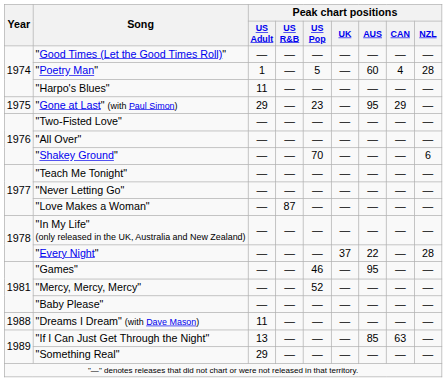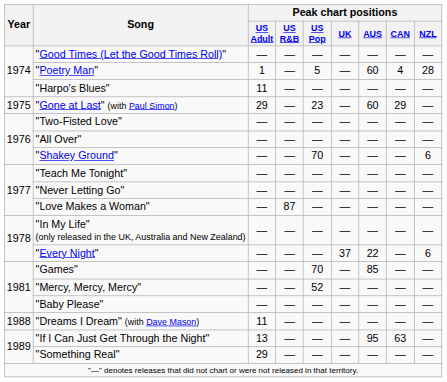(373, 105) 95 -> (373, 105) 60
(428, 253) 28 -> (428, 253) 6
(317, 270) 46 -> (317, 270) 70
(373, 270) 95 -> (373, 270) 85
(373, 338) 85 -> (373, 338) 95
